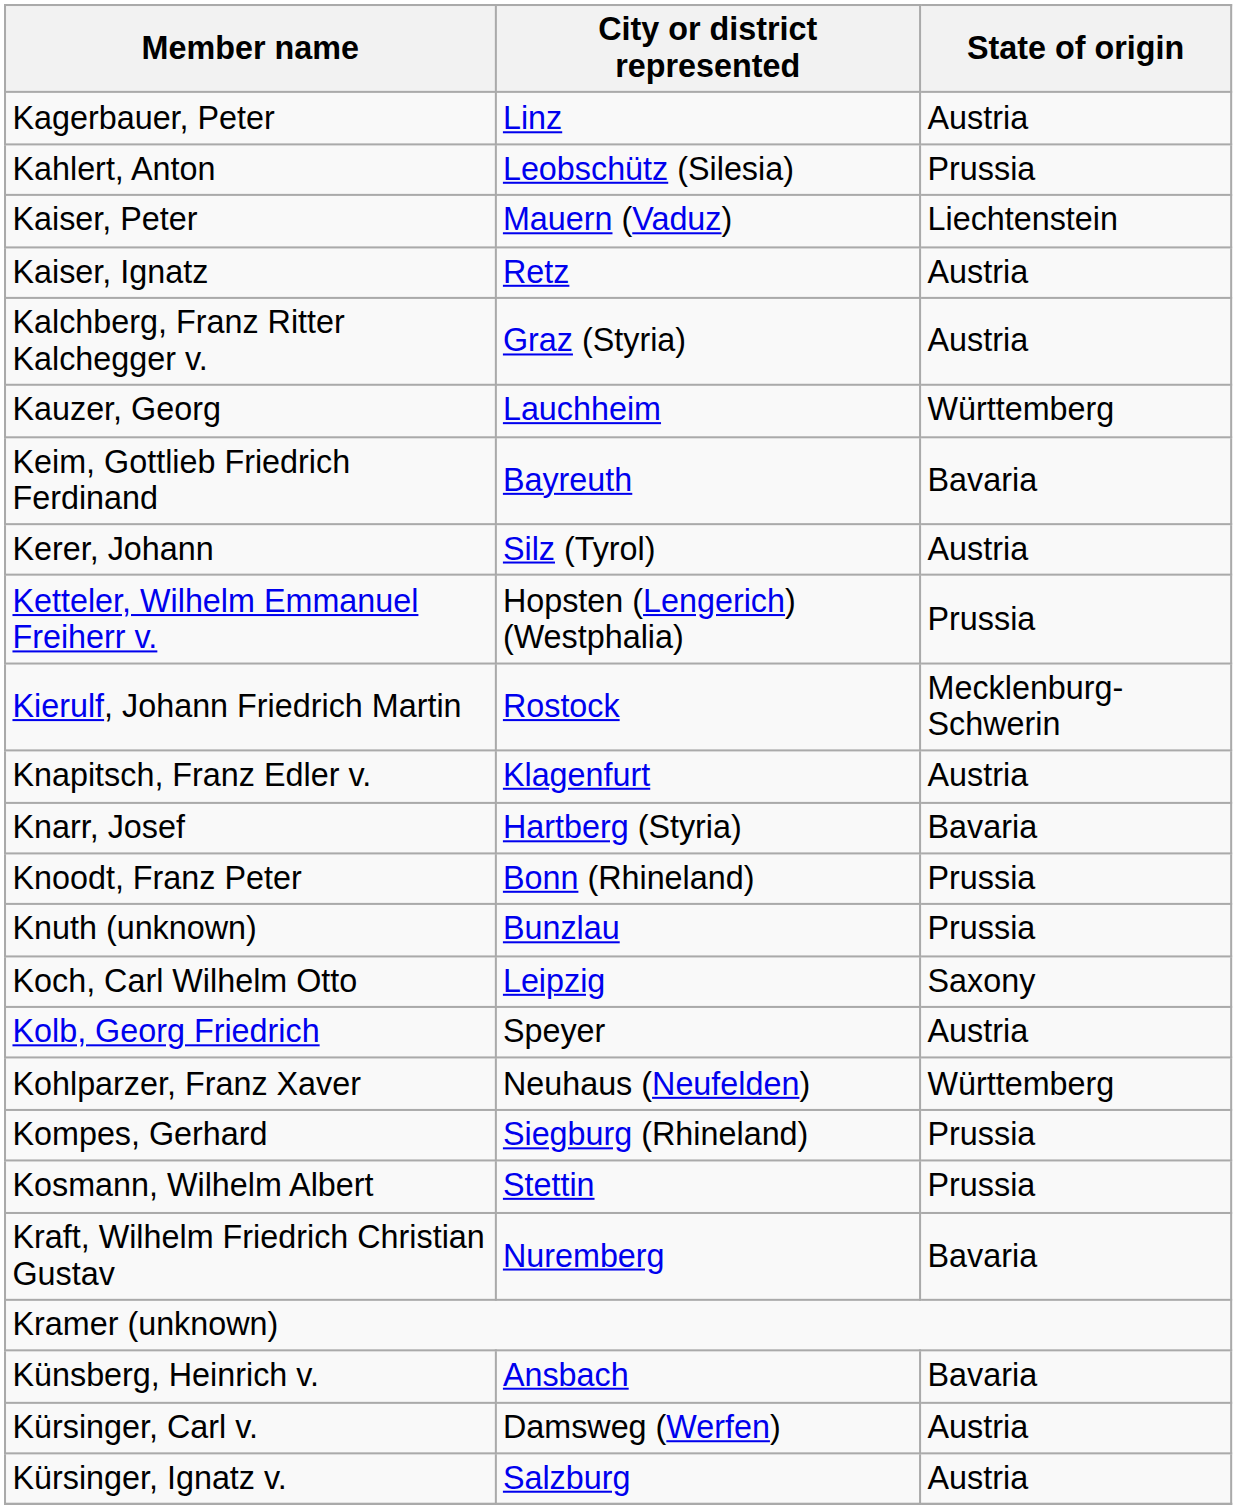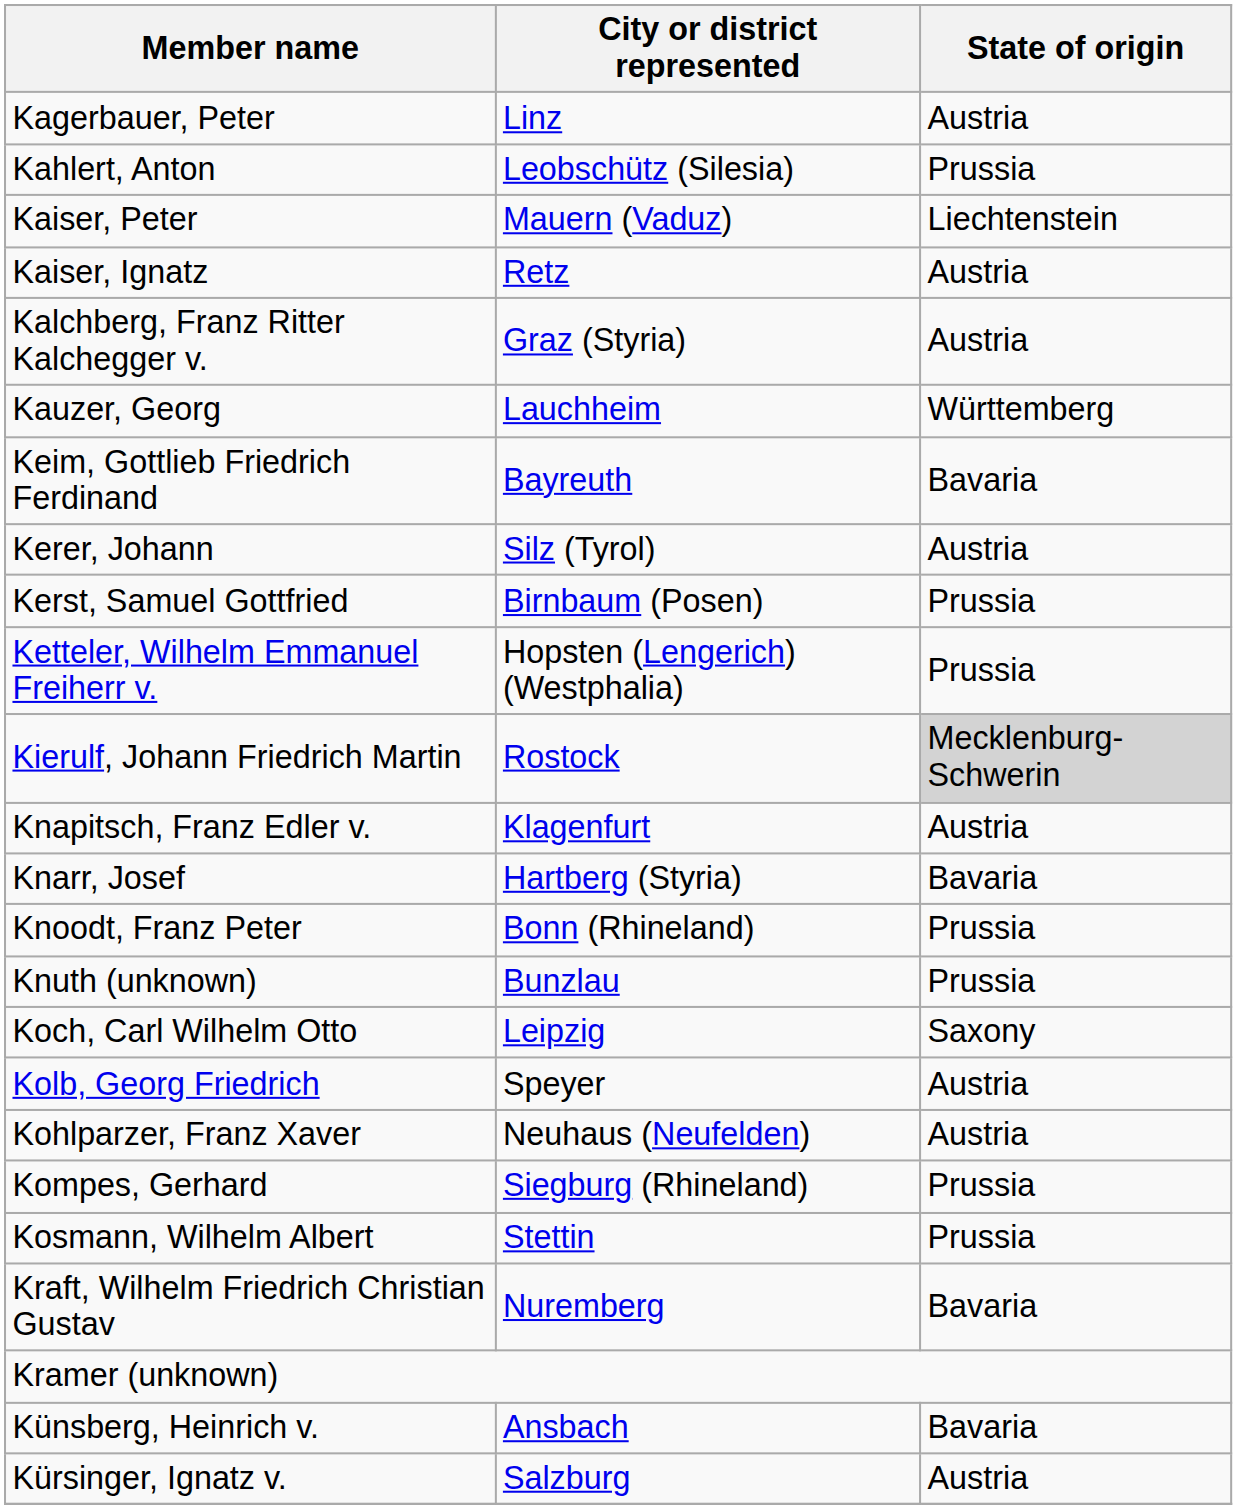+ row: (180, 600)
(1025, 706) no background -> (1025, 757) lightgrey background
(1021, 1083) Württemberg -> (978, 1134) Austria
- row: (135, 1427)
